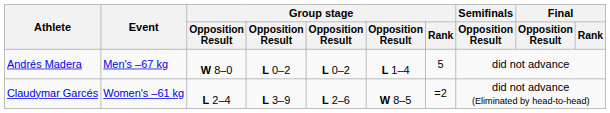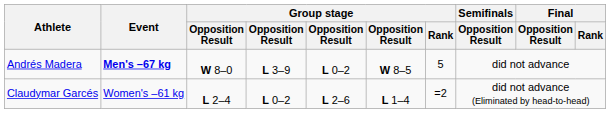(136, 65) normal -> (137, 65) bold
(276, 71) L 0–2 -> (276, 71) L 3–9
(396, 71) L 1–4 -> (396, 71) W 8–5
(276, 100) L 3–9 -> (276, 100) L 0–2
(396, 100) W 8–5 -> (396, 100) L 1–4
